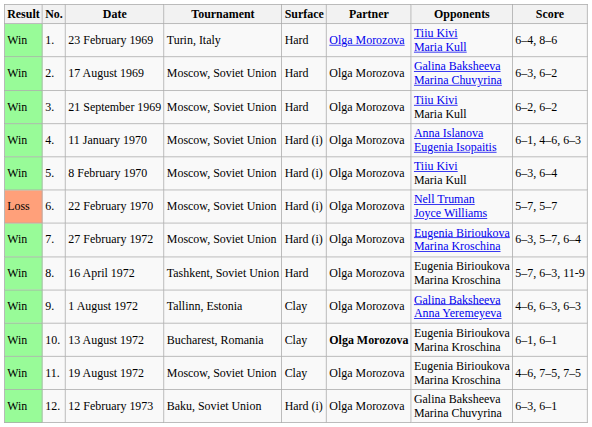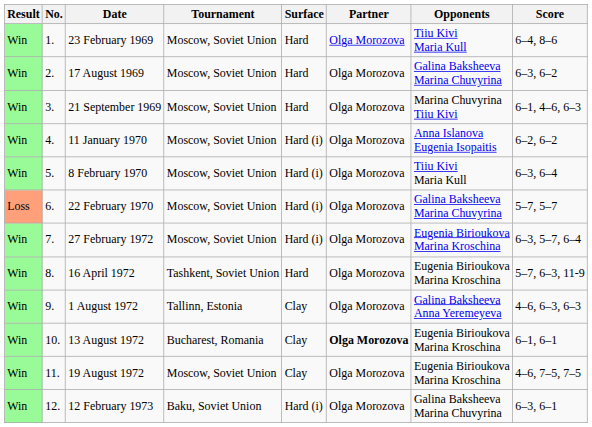(194, 40) Turin, Italy -> (222, 40) Moscow, Soviet Union
(440, 106) Tiiu Kivi Maria Kull -> (458, 106) Marina Chuvyrina Tiiu Kivi
(536, 106) 6–2, 6–2 -> (548, 106) 6–1, 4–6, 6–3
(548, 139) 6–1, 4–6, 6–3 -> (536, 139) 6–2, 6–2
(451, 206) Nell Truman Joyce Williams -> (458, 206) Galina Baksheeva Marina Chuvyrina
